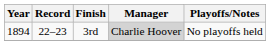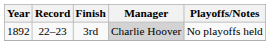(18, 31) 1894 -> (18, 31) 1892
